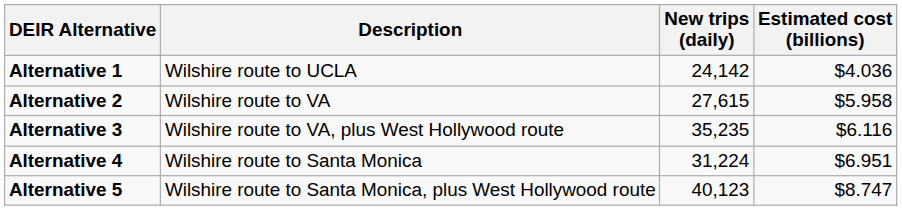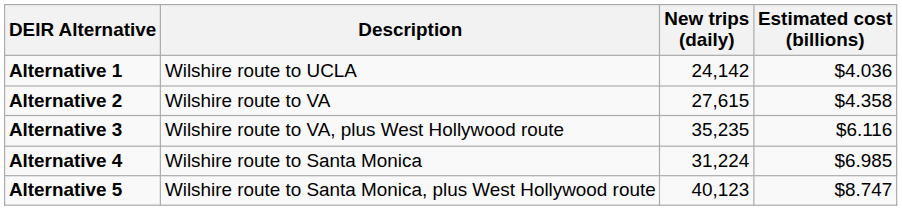(863, 100) $5.958 -> (863, 100) $4.358
(863, 160) $6.951 -> (863, 160) $6.985
